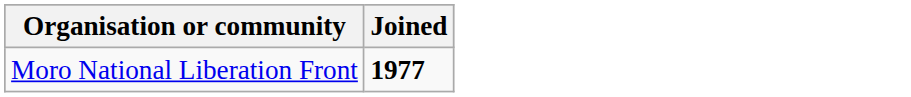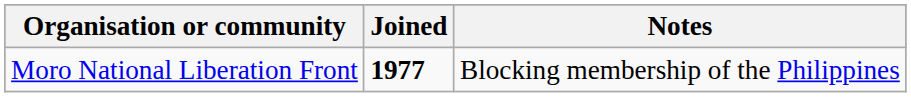+ column: (680, 26)
